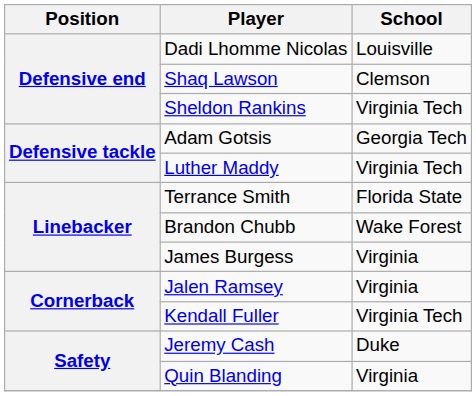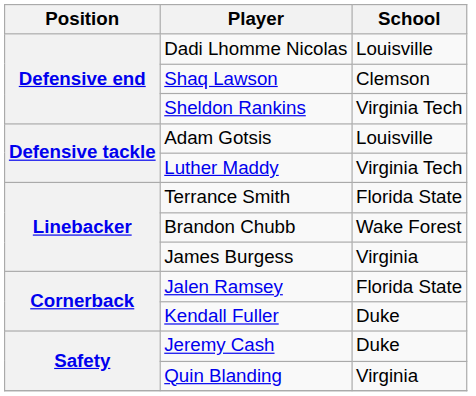(412, 138) Georgia Tech -> (395, 138) Louisville
(387, 286) Virginia -> (409, 286) Florida State
(409, 316) Virginia Tech -> (378, 316) Duke
